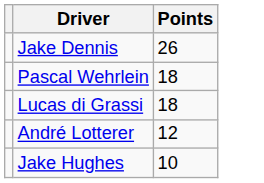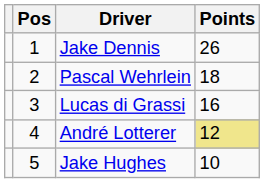+ column: (34, 19)
(168, 105) 18 -> (210, 105) 16
(168, 134) no background -> (210, 134) khaki background
